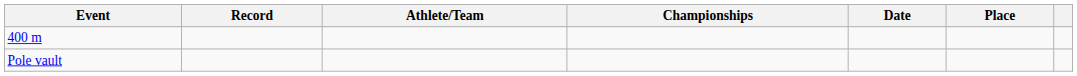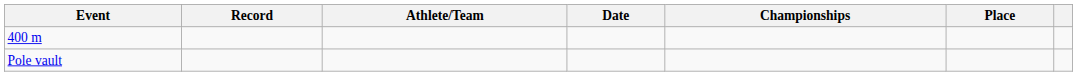columns swapped: (897, 15) <-> (708, 15)
